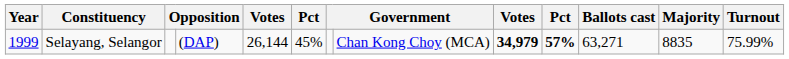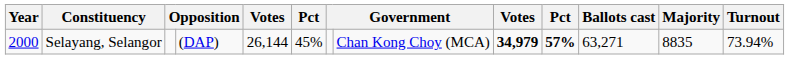(24, 41) 1999 -> (24, 41) 2000
(750, 41) 75.99% -> (750, 41) 73.94%
